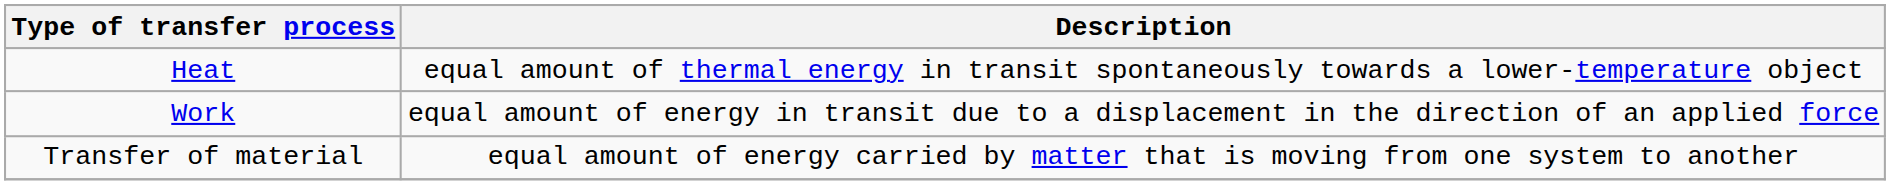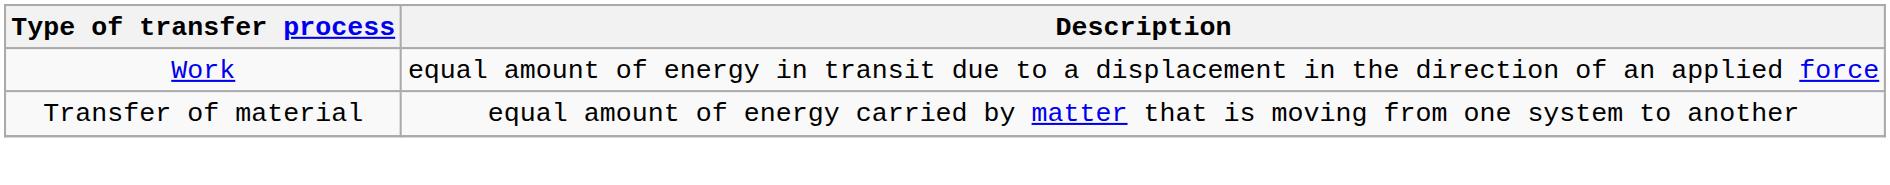- row: (203, 70)
